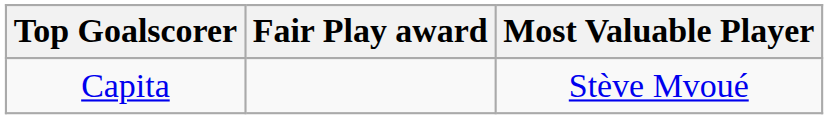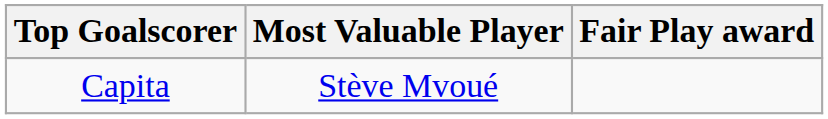columns swapped: (659, 31) <-> (370, 31)
